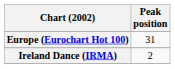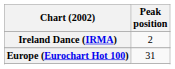rows swapped: (68, 39) <-> (68, 55)
